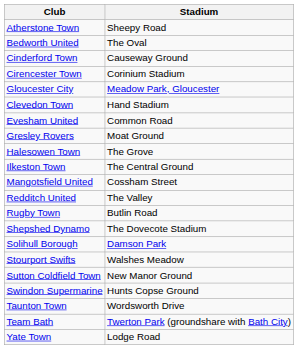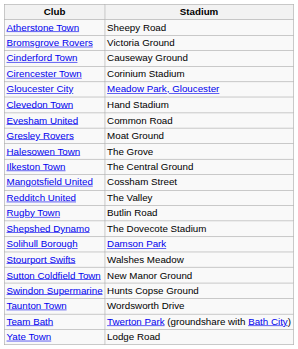- row: (43, 43)
+ row: (50, 43)
